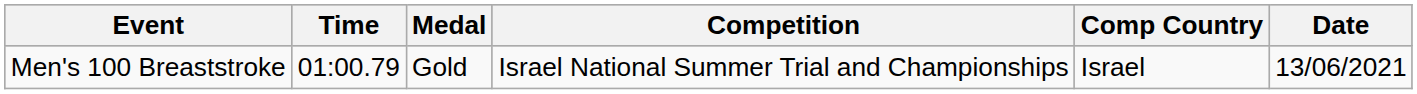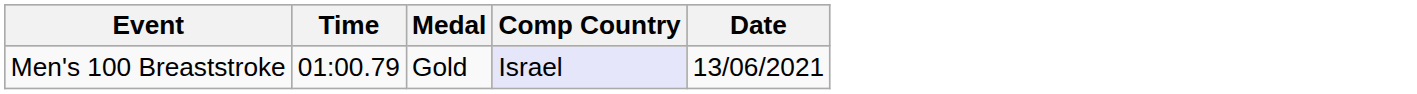- column: (784, 25)
(1113, 66) no background -> (531, 66) lavender background
